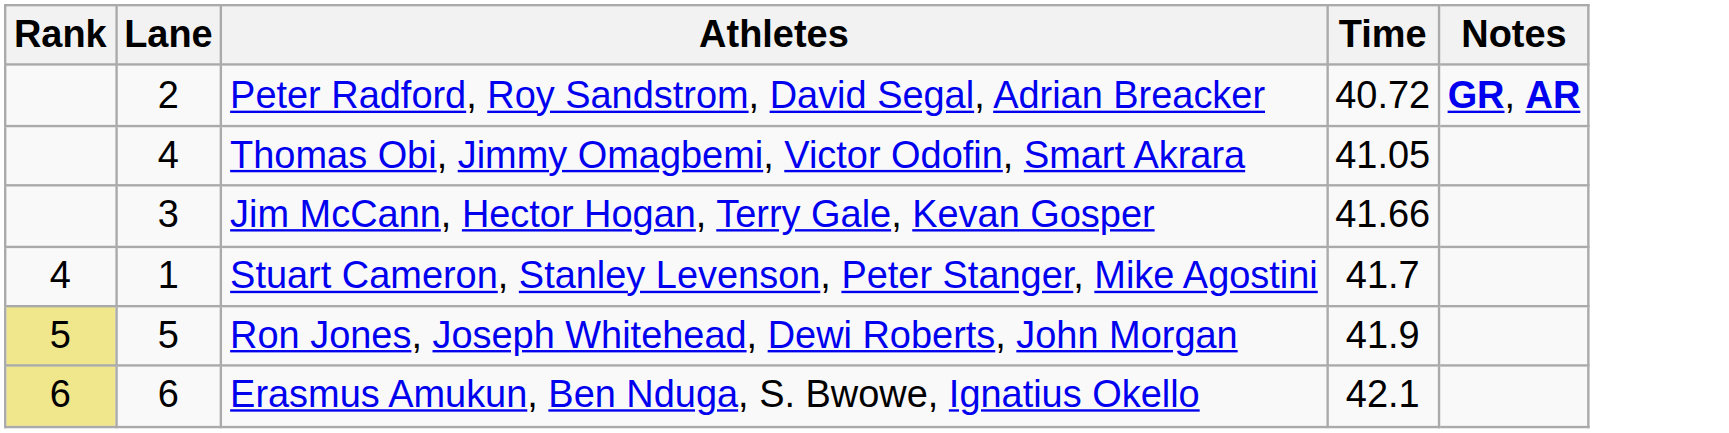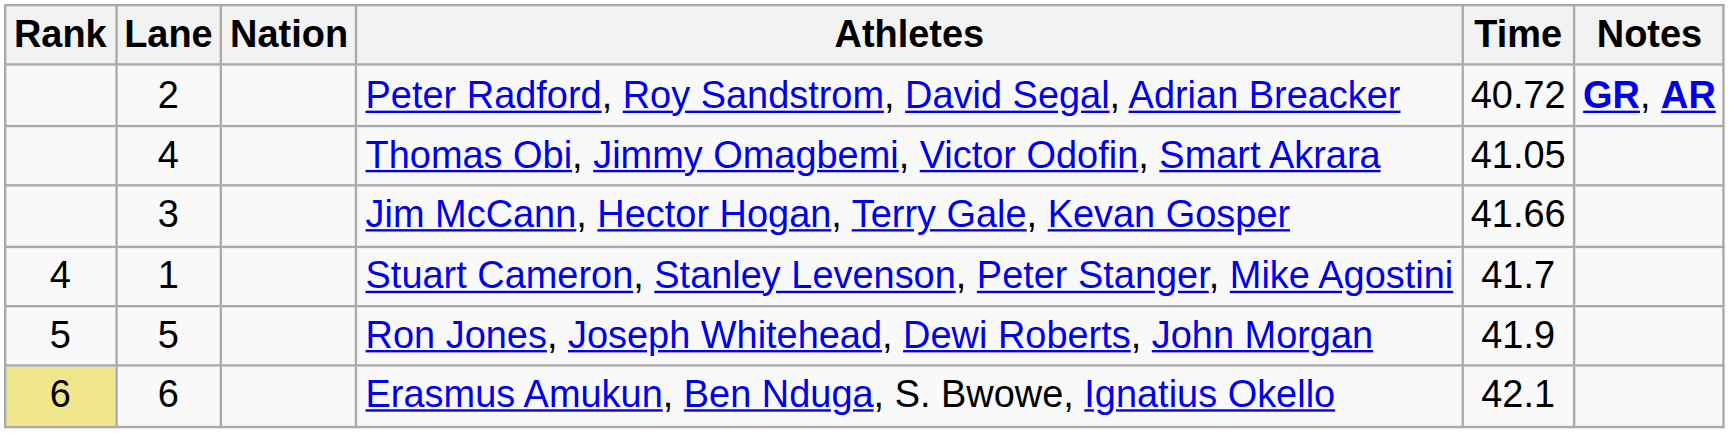+ column: (289, 34)
(60, 335) khaki background -> (60, 335) no background
